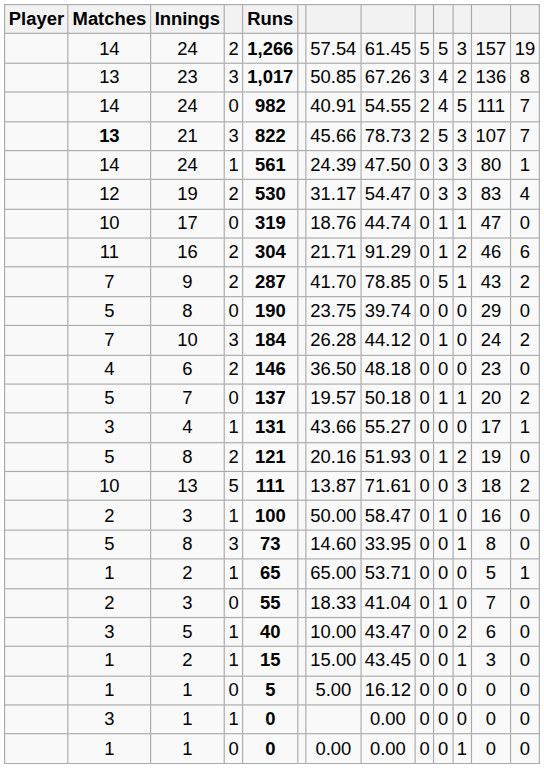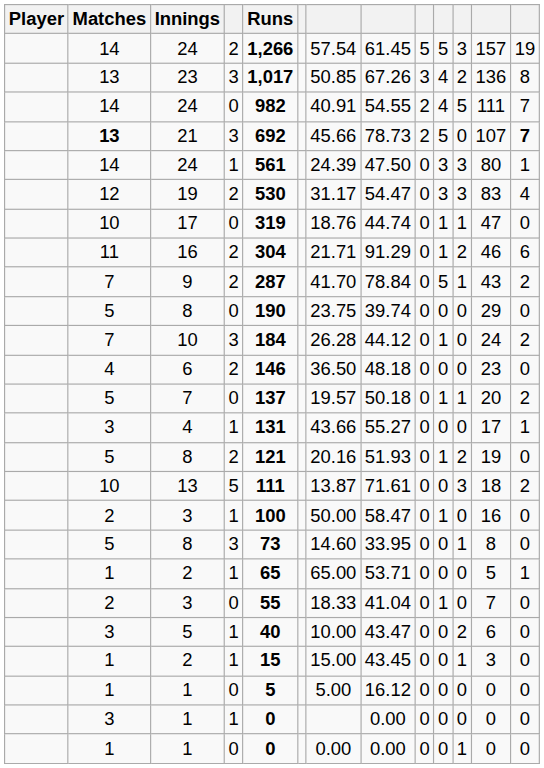(270, 135) 822 -> (270, 135) 692
(462, 135) 3 -> (462, 135) 0
(525, 135) normal -> (525, 135) bold
(388, 281) 78.85 -> (388, 281) 78.84
